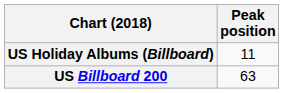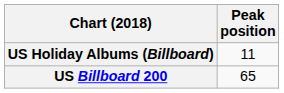(248, 76) 63 -> (248, 76) 65
